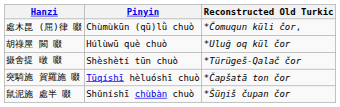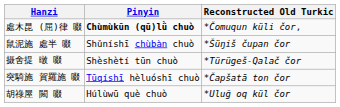(140, 27) normal -> (140, 27) bold
rows swapped: (34, 44) <-> (39, 94)
